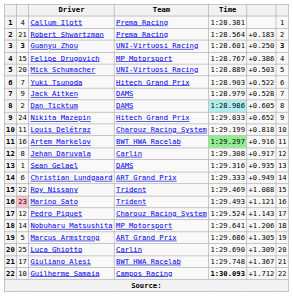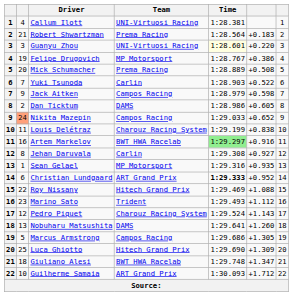(142, 22) Prema Racing -> (157, 22) UNI-Virtuosi Racing
(23, 46) bold -> (23, 46) normal
(228, 46) no background -> (228, 46) lightyellow background
(261, 46) +0.250 -> (261, 46) +0.220
(282, 46) bold -> (282, 46) normal
(23, 58) 15 -> (23, 58) 19
(157, 70) UNI-Virtuosi Racing -> (142, 70) Prema Racing
(261, 70) +0.503 -> (261, 70) +0.508
(153, 82) Hitech Grand Prix -> (129, 82) Carlin
(125, 94) DAMS -> (144, 94) Campos Racing
(261, 94) +0.528 -> (261, 94) +0.598
(228, 106) paleturquoise background -> (228, 106) no background
(23, 118) no background -> (23, 118) lightsalmon background
(153, 118) Hitech Grand Prix -> (144, 118) Campos Racing
(261, 130) +0.818 -> (261, 130) +0.838
(261, 154) +0.917 -> (261, 154) +0.927
(125, 166) DAMS -> (144, 166) MP Motorsport
(228, 178) normal -> (228, 178) bold
(261, 178) +0.949 -> (261, 178) +0.952
(131, 190) Trident -> (153, 190) Hitech Grand Prix
(23, 202) pink background -> (23, 202) no background
(261, 202) +1.121 -> (261, 202) +1.112
(23, 226) 14 -> (23, 226) 13
(144, 226) MP Motorsport -> (125, 226) DAMS
(261, 226) +1.206 -> (261, 226) +1.260
(146, 238) ART Grand Prix -> (144, 238) Campos Racing
(129, 250) Carlin -> (153, 250) Hitech Grand Prix
(23, 262) 17 -> (23, 262) 18
(261, 262) +1.367 -> (261, 262) +1.347
(144, 274) Campos Racing -> (146, 274) ART Grand Prix
(228, 274) bold -> (228, 274) normal
